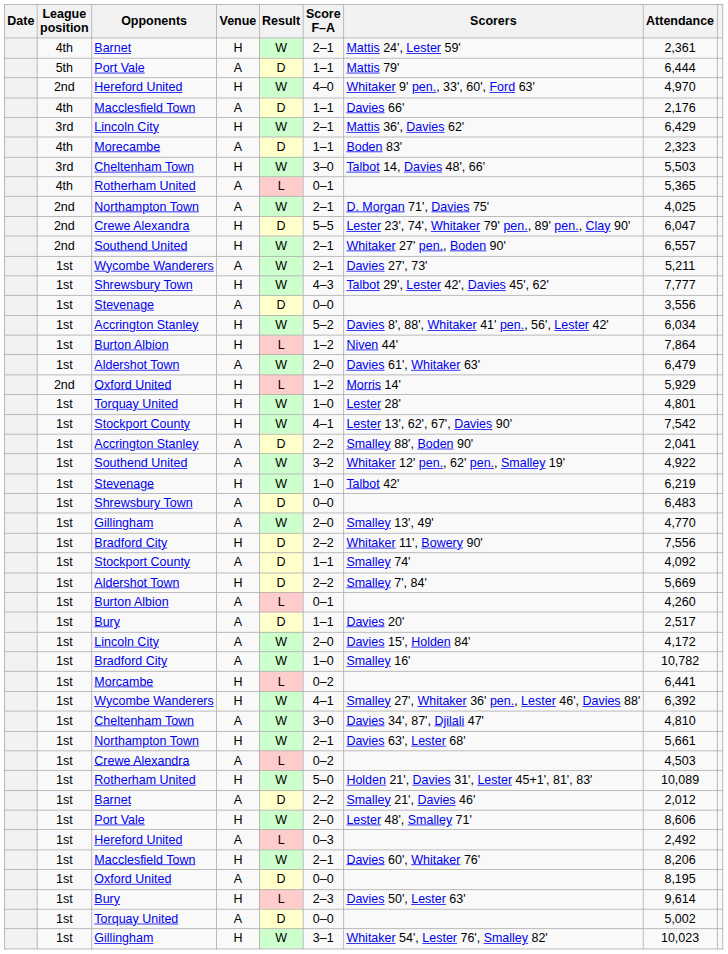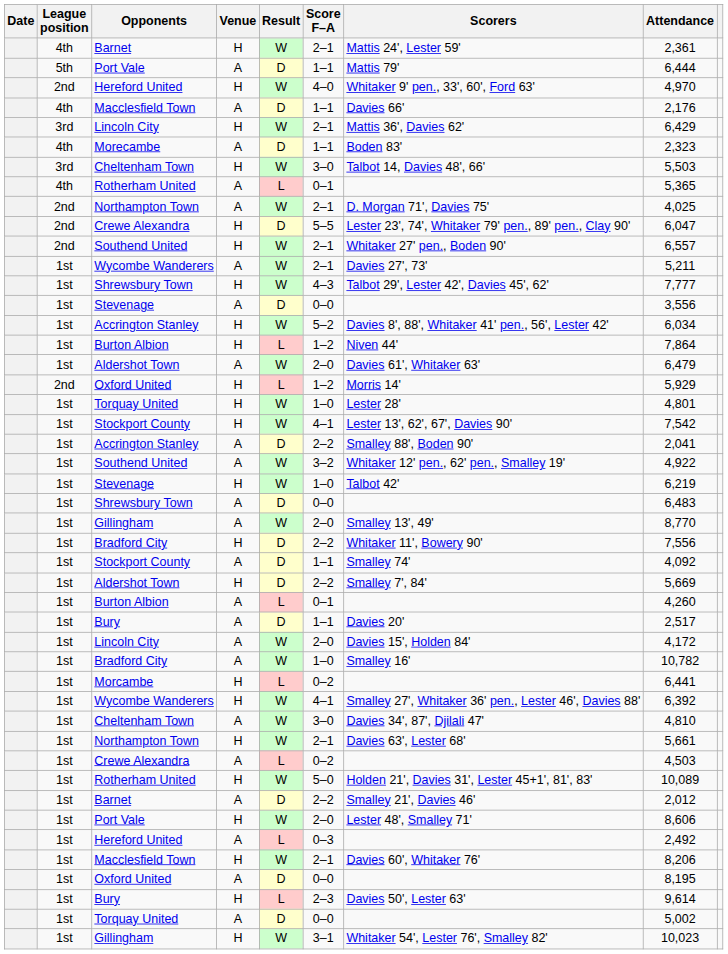(680, 523) 4,770 -> (680, 523) 8,770
